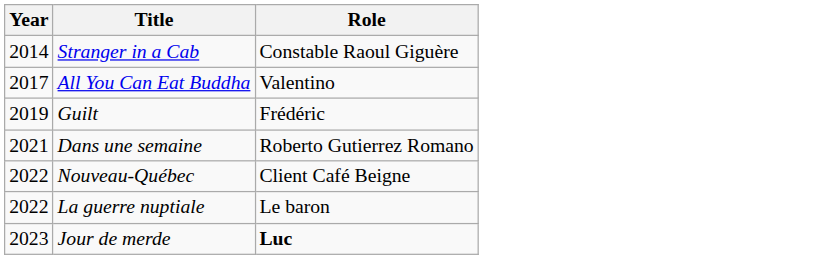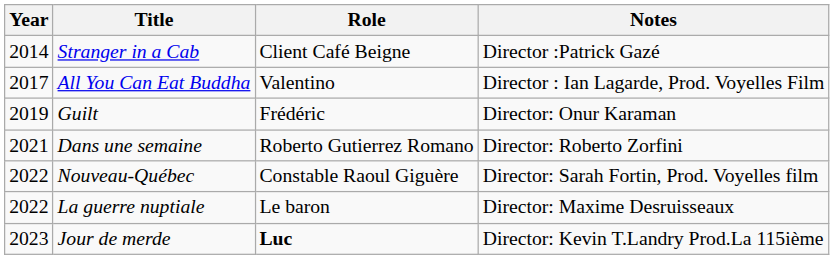+ column: (653, 20)
(359, 51) Constable Raoul Giguère -> (335, 51) Client Café Beigne
(335, 176) Client Café Beigne -> (359, 176) Constable Raoul Giguère
